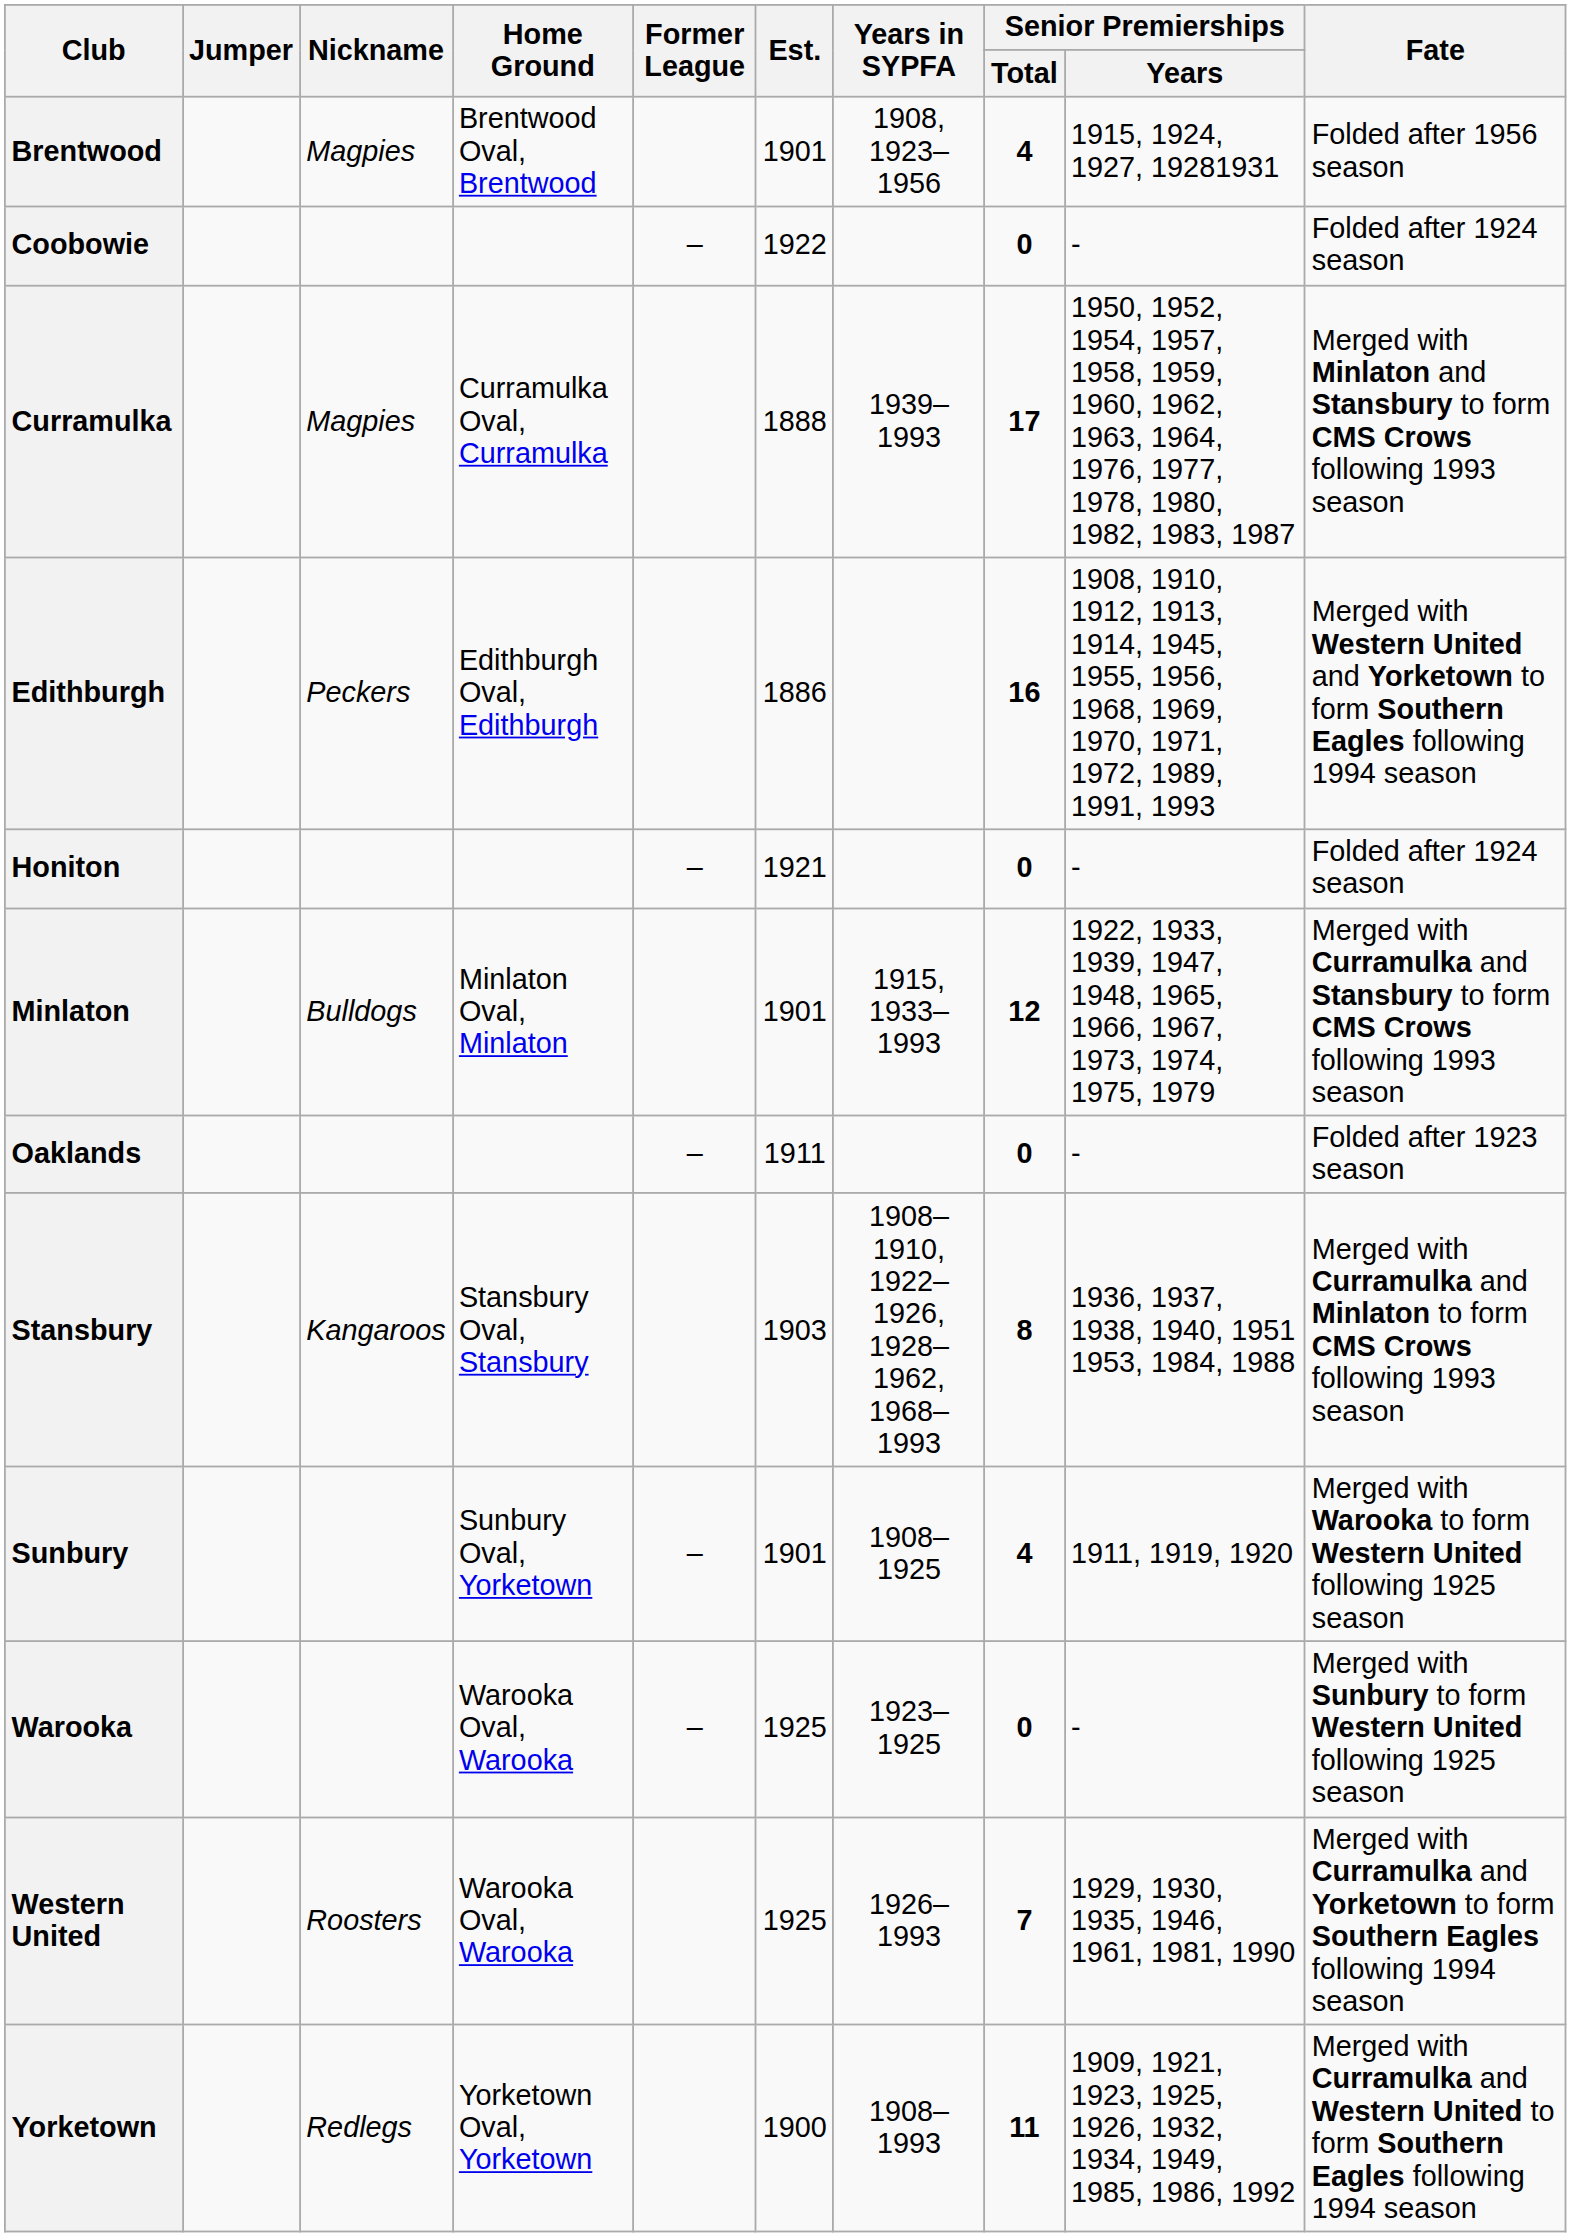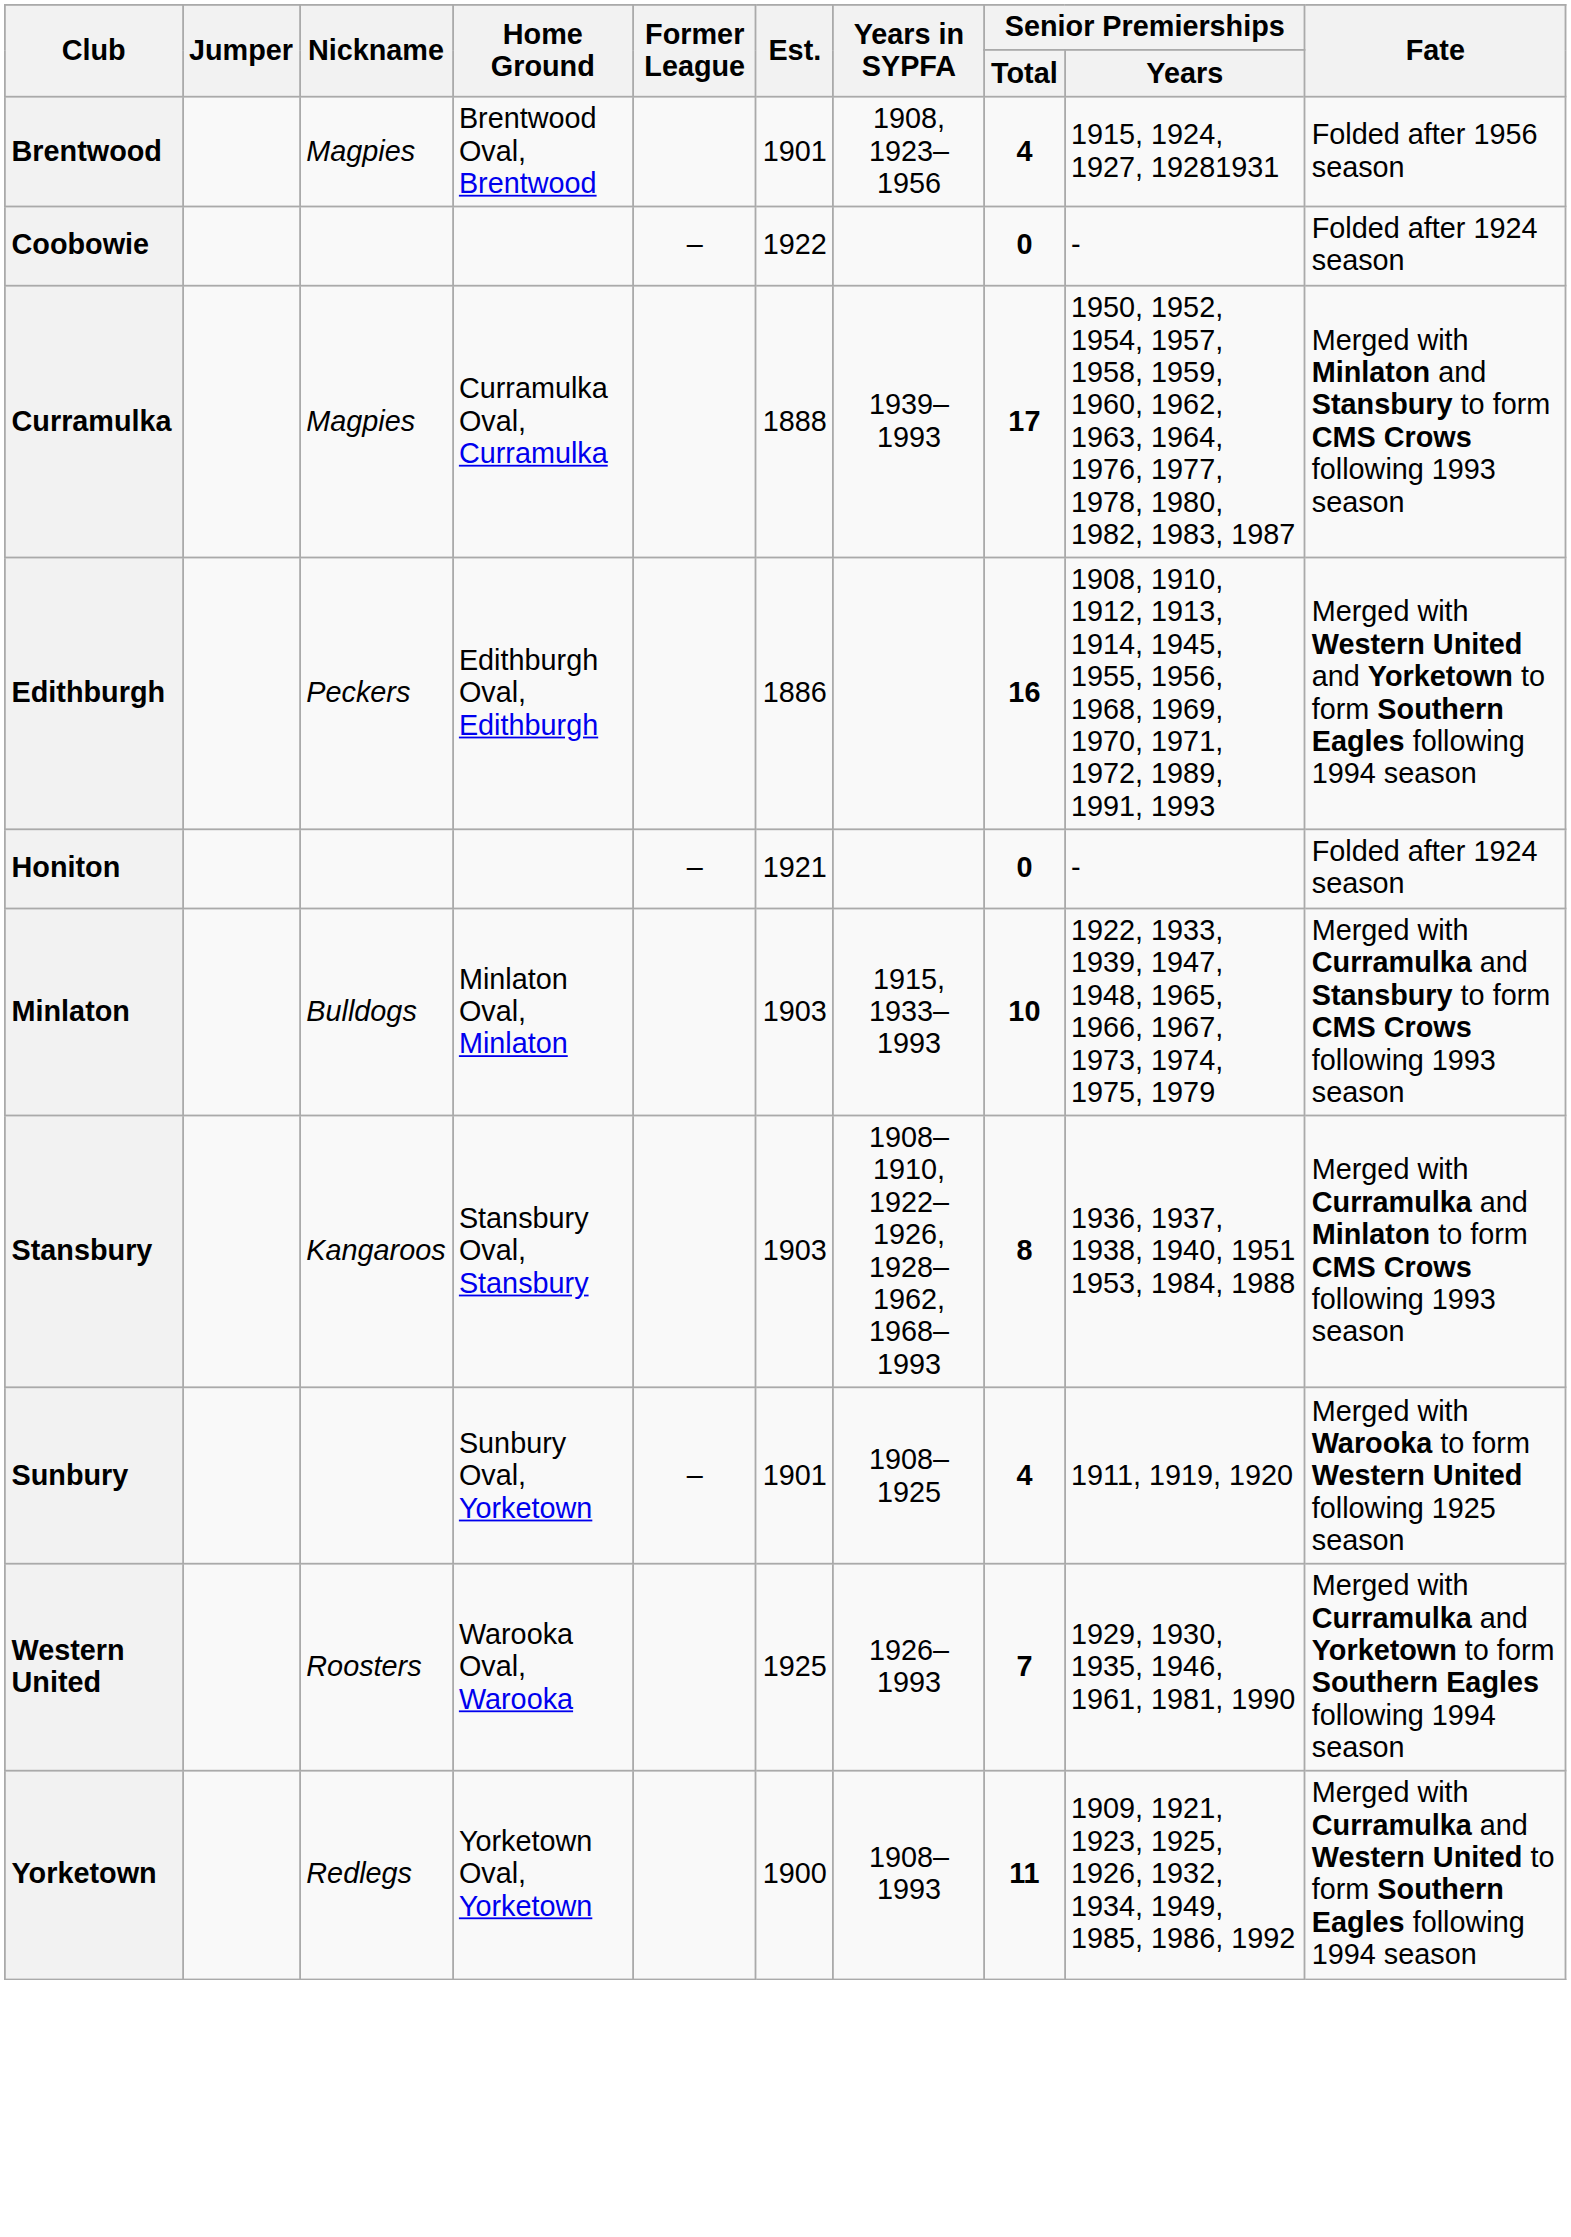(795, 1011) 1901 -> (795, 1011) 1903
(1024, 1011) 12 -> (1024, 1011) 10
- row: (76, 1154)
- row: (72, 1728)
